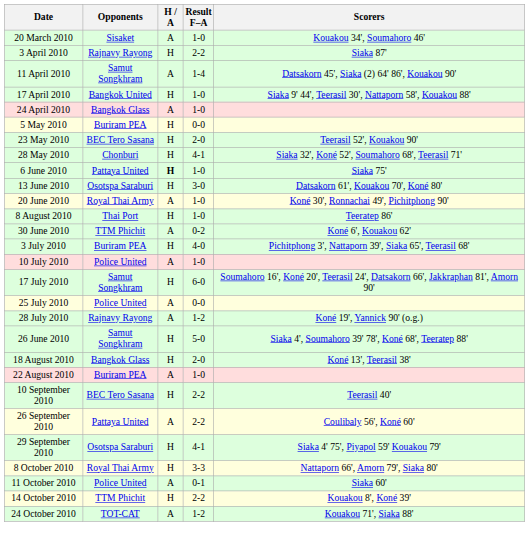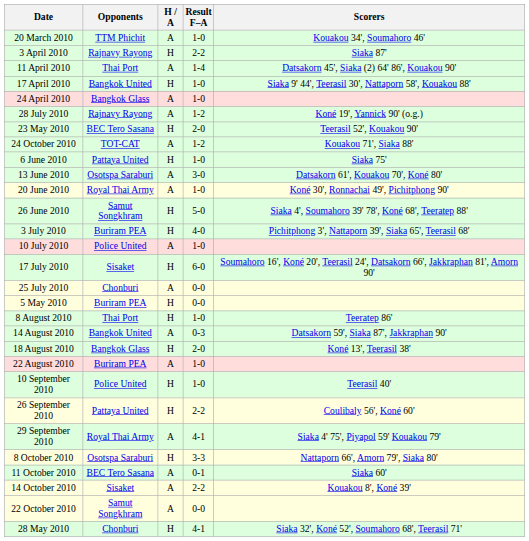(120, 38) Sisaket -> (120, 38) TTM Phichit
(120, 73) Samut Songkhram -> (120, 68) Thai Port
rows swapped: (44, 125) <-> (44, 318)
rows swapped: (44, 155) <-> (44, 514)
(171, 170) bold -> (171, 159) normal
(171, 185) H -> (171, 175) A
rows swapped: (44, 339) <-> (44, 216)
- row: (44, 231)
(120, 282) Samut Songkhram -> (120, 267) Sisaket
(120, 303) Police United -> (120, 288) Chonburi
+ row: (44, 333)
(120, 395) BEC Tero Sasana -> (120, 384) Police United
(199, 395) 2-2 -> (199, 384) 1-0
(171, 421) A -> (171, 410) H
(120, 447) Osotspa Saraburi -> (120, 436) Royal Thai Army
(171, 447) H -> (171, 436) A
(120, 468) Royal Thai Army -> (120, 457) Osotspa Saraburi
(120, 483) Police United -> (120, 472) BEC Tero Sasana
(120, 498) TTM Phichit -> (120, 487) Sisaket
(171, 498) H -> (171, 487) A
+ row: (44, 508)
